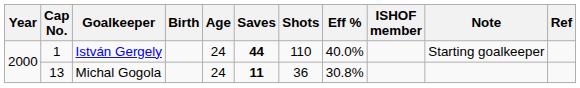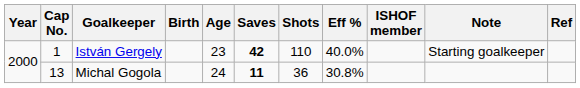(218, 51) 24 -> (218, 51) 23
(257, 51) 44 -> (257, 51) 42
